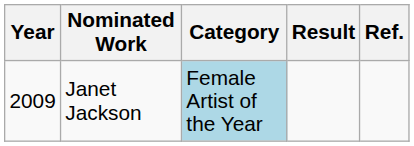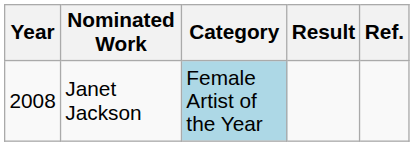(33, 100) 2009 -> (33, 100) 2008
